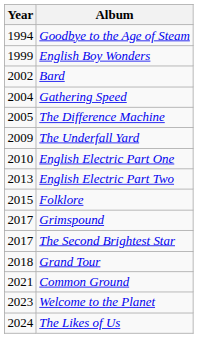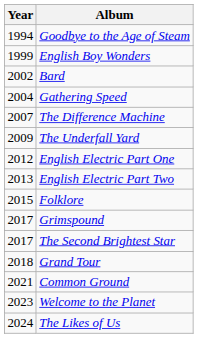(20, 117) 2005 -> (20, 117) 2007
(20, 158) 2010 -> (20, 158) 2012
